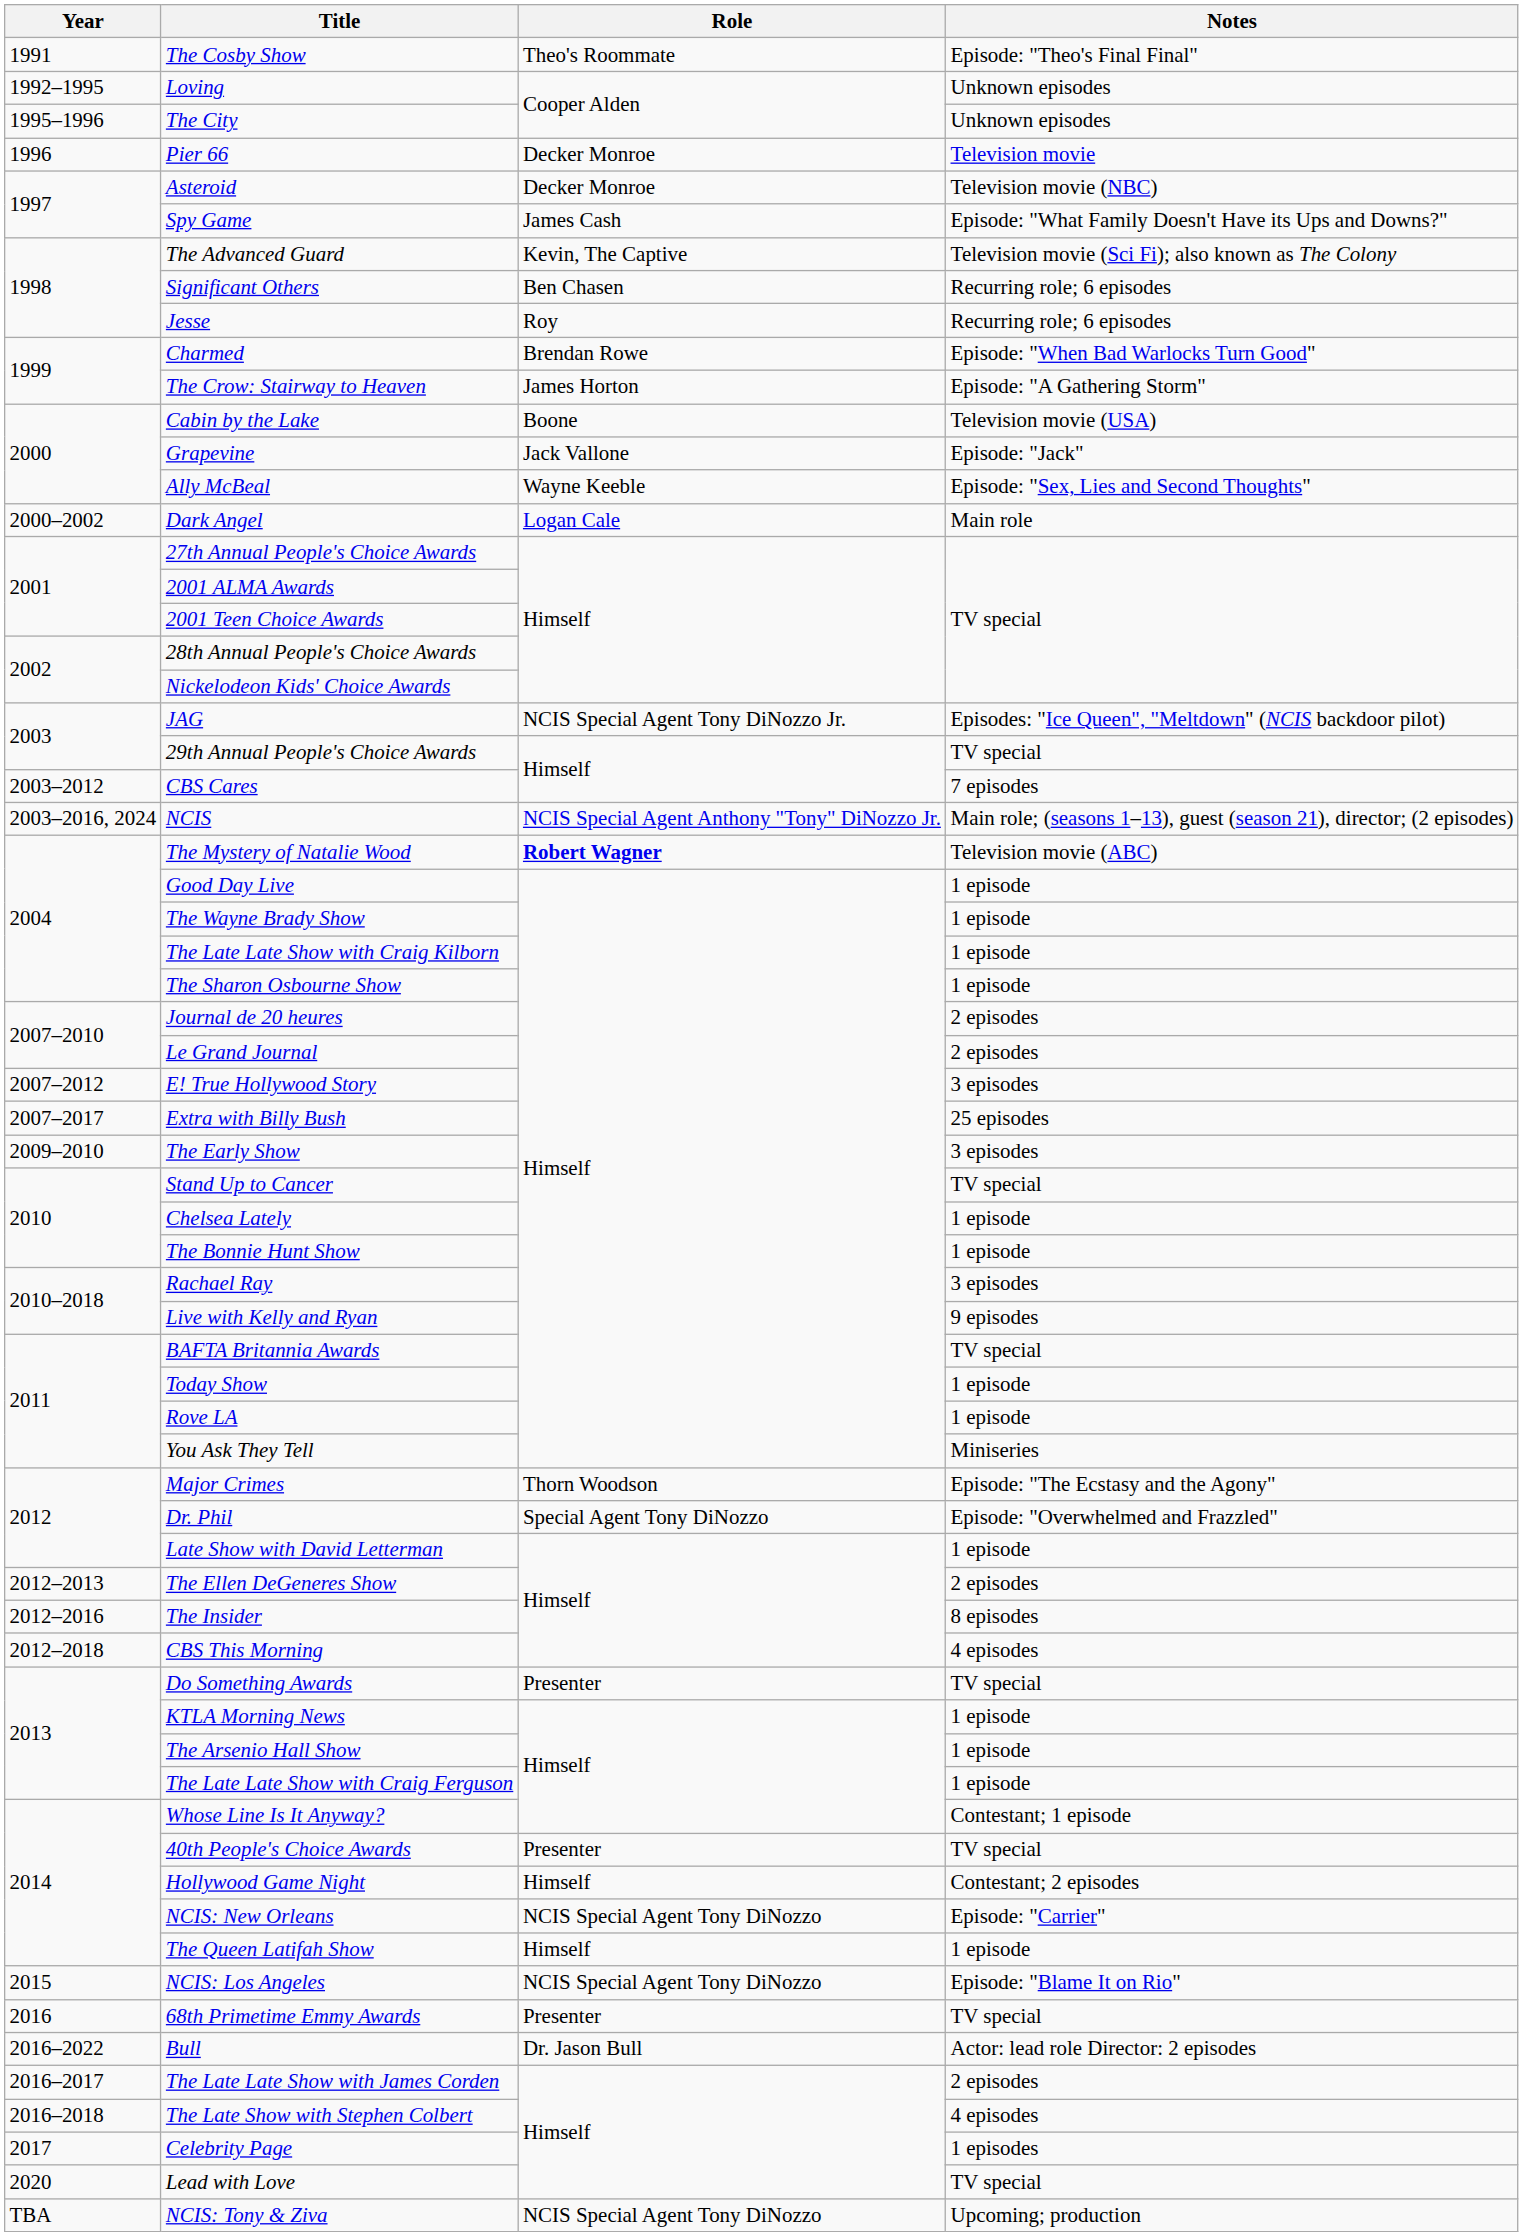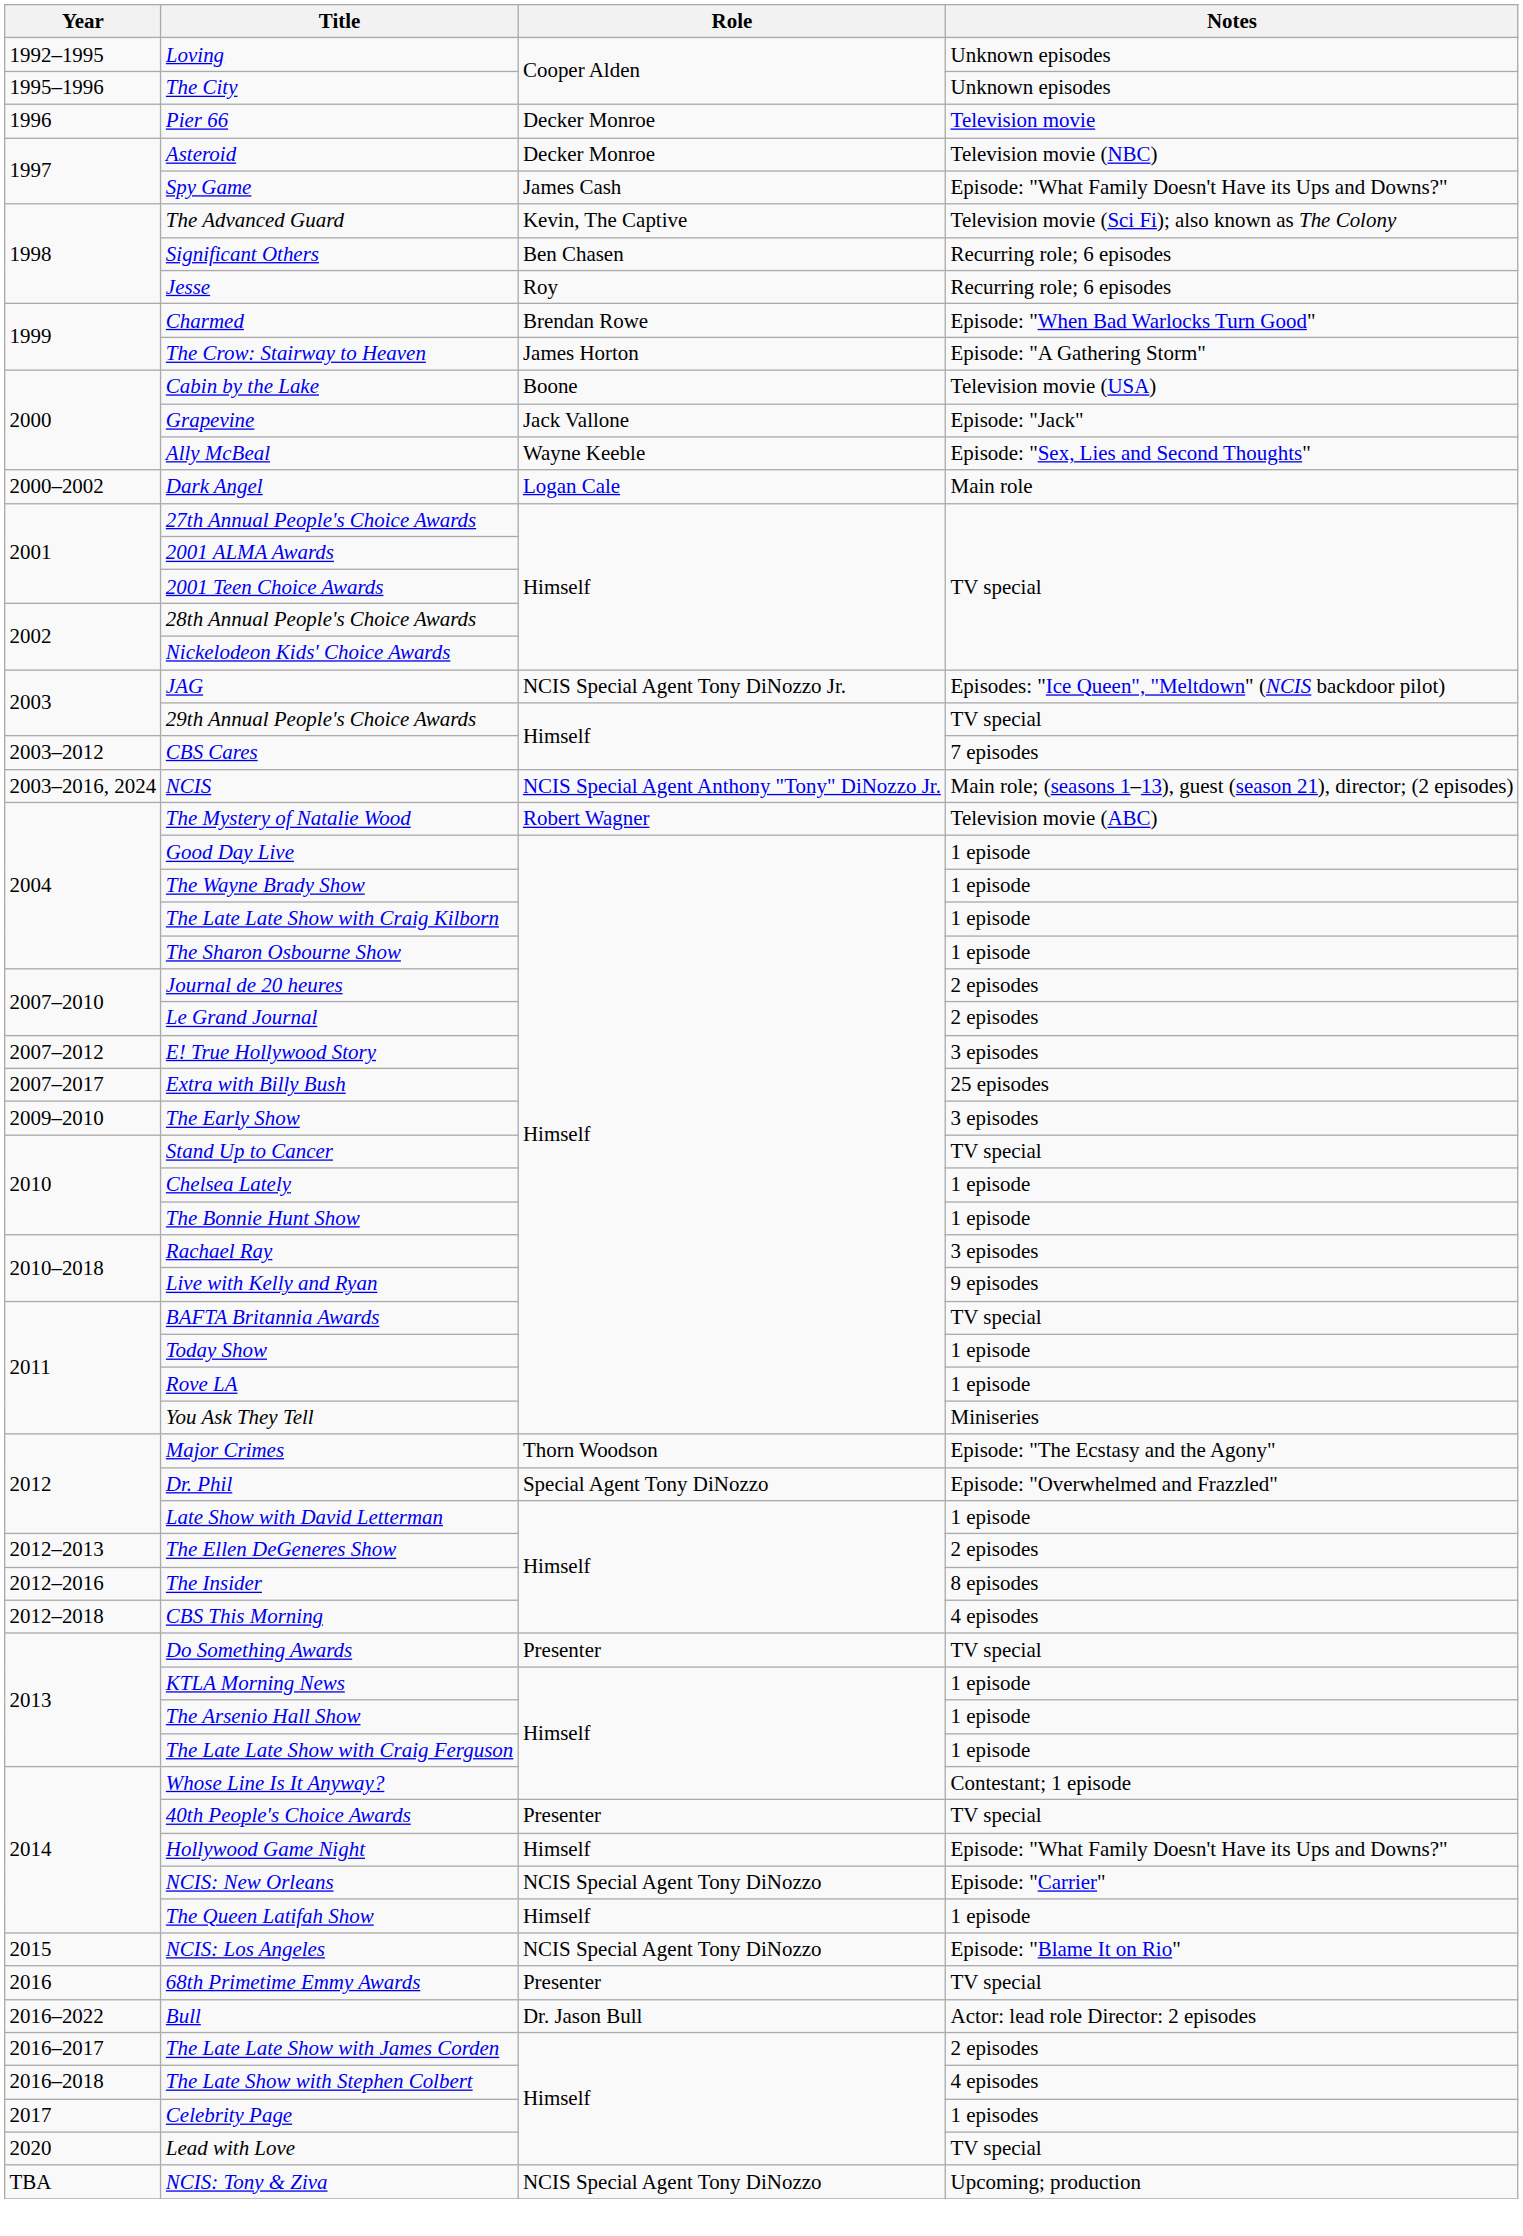- row: (236, 54)
(592, 852) bold -> (586, 818) normal
(1045, 1882) Contestant; 2 episodes -> (1199, 1849) Episode: "What Family Doesn't Have its Ups and Downs?"
